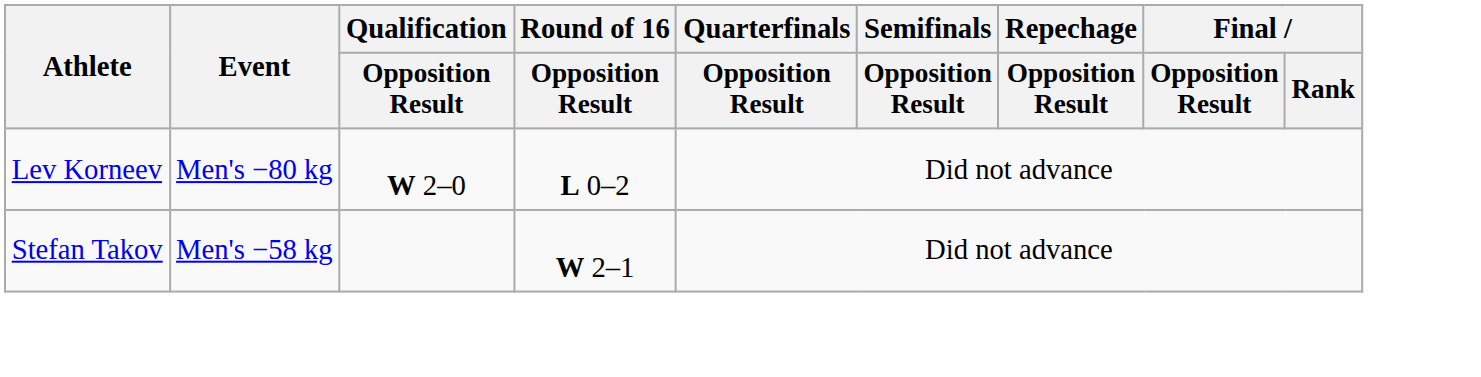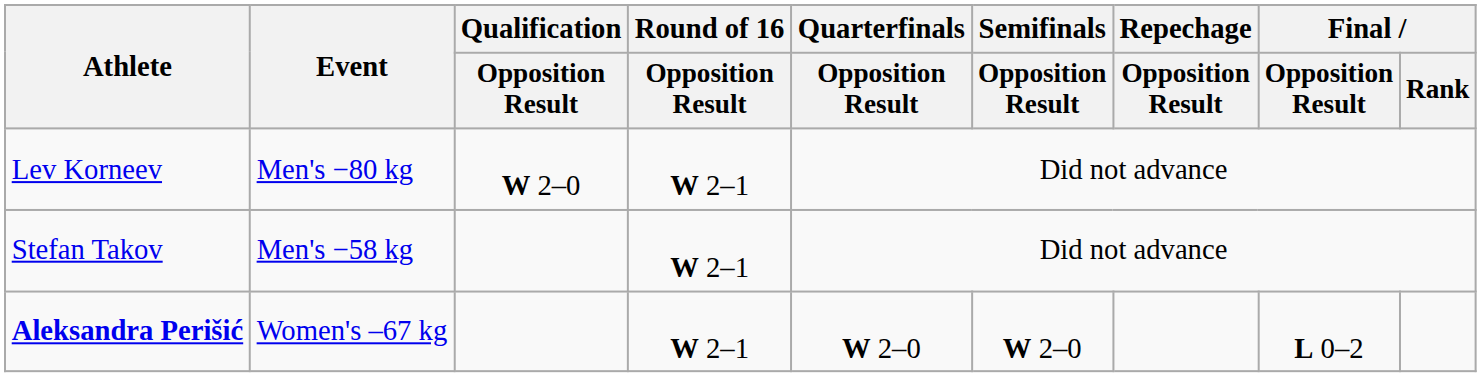(595, 186) L 0–2 -> (710, 186) W 2–1
+ row: (127, 331)
